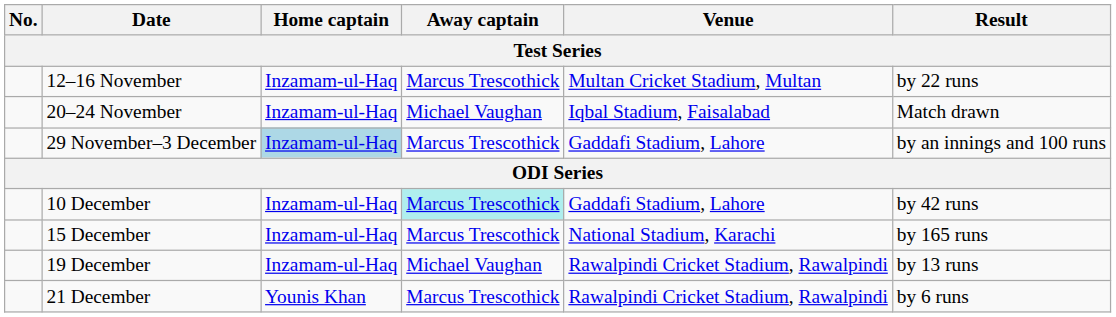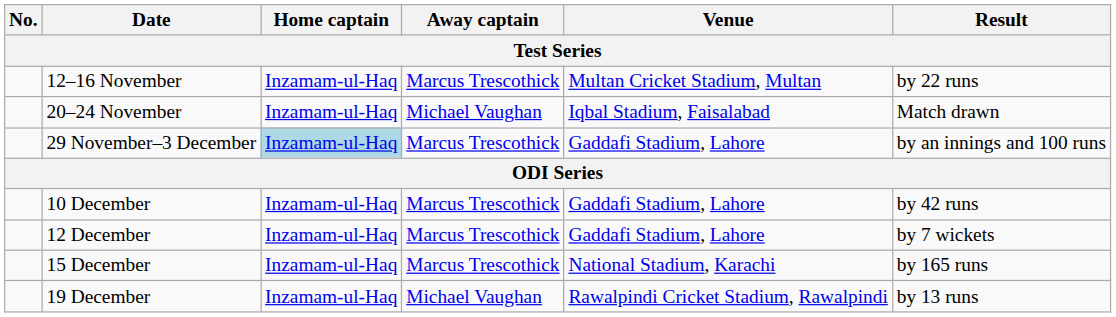(483, 204) paleturquoise background -> (483, 204) no background
+ row: (98, 234)
- row: (98, 296)
